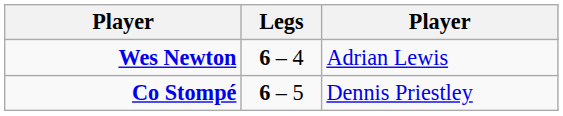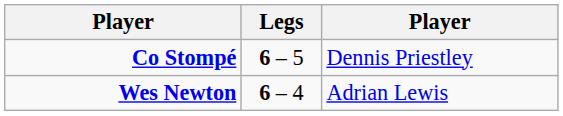rows swapped: (177, 57) <-> (184, 92)
